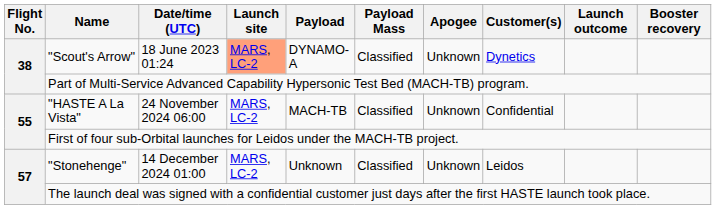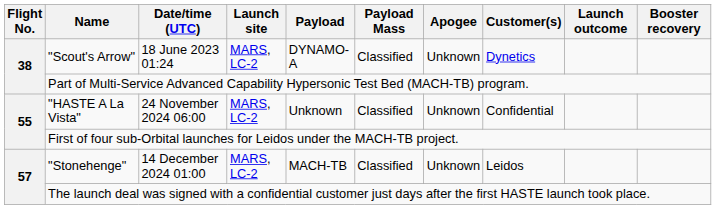(250, 56) lightsalmon background -> (250, 56) no background
(318, 111) MACH-TB -> (315, 111) Unknown
(315, 166) Unknown -> (318, 166) MACH-TB
